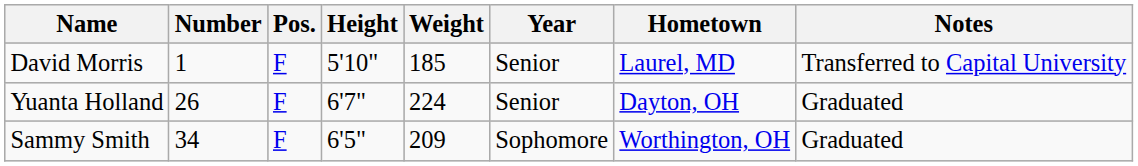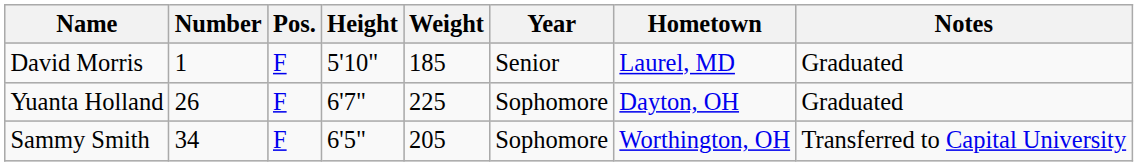(964, 62) Transferred to Capital University -> (852, 62) Graduated
(427, 101) 224 -> (427, 101) 225
(527, 101) Senior -> (552, 101) Sophomore
(427, 140) 209 -> (427, 140) 205
(852, 140) Graduated -> (964, 140) Transferred to Capital University
